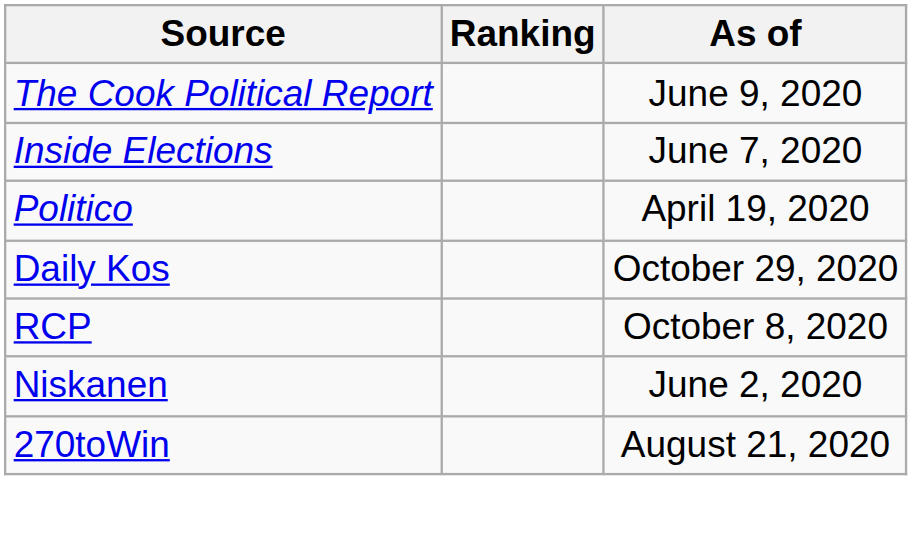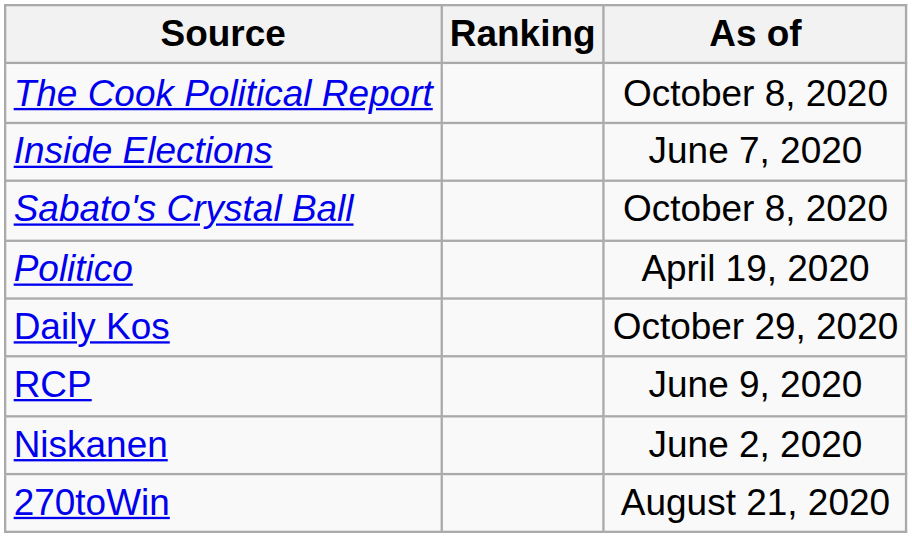(755, 92) June 9, 2020 -> (755, 92) October 8, 2020
+ row: (184, 209)
(755, 326) October 8, 2020 -> (755, 385) June 9, 2020
